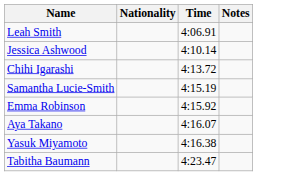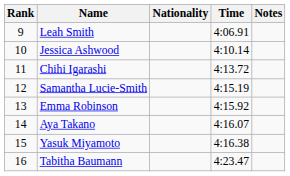+ column: (21, 13)
